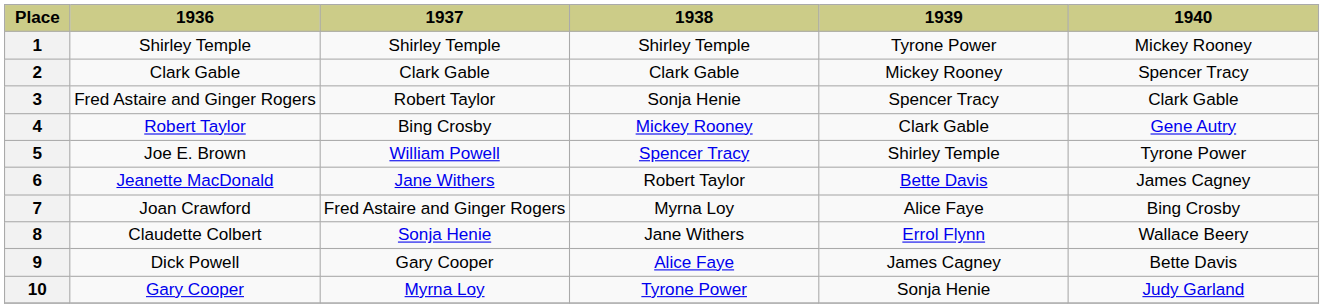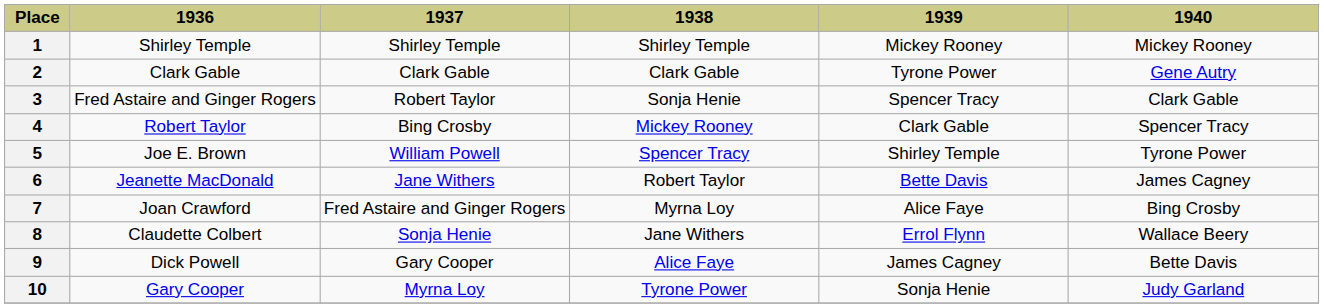(944, 45) Tyrone Power -> (944, 45) Mickey Rooney
(944, 72) Mickey Rooney -> (944, 72) Tyrone Power
(1193, 72) Spencer Tracy -> (1193, 72) Gene Autry
(1193, 126) Gene Autry -> (1193, 126) Spencer Tracy
